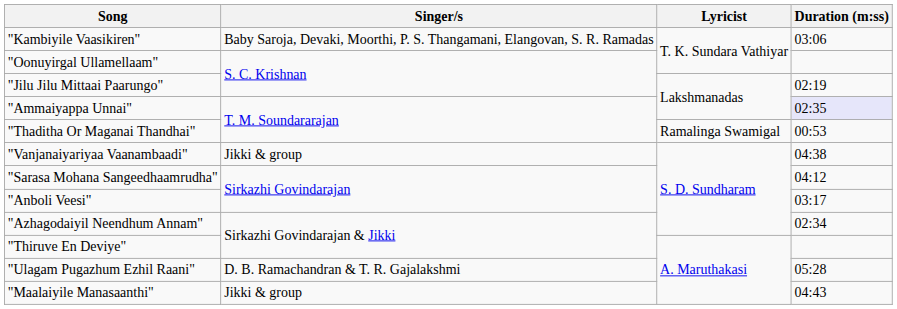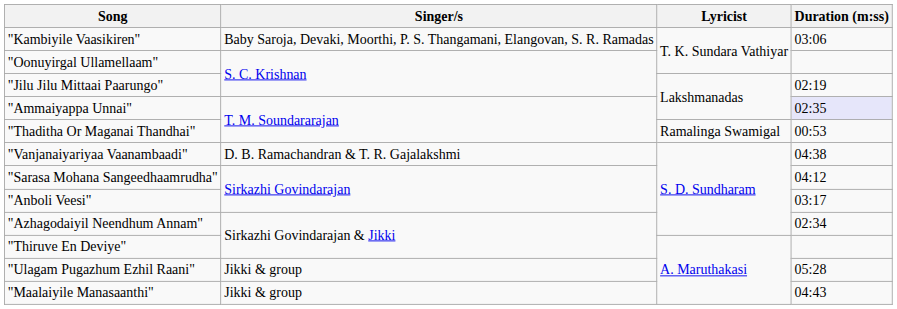(263, 154) Jikki & group -> (342, 154) D. B. Ramachandran & T. R. Gajalakshmi
(342, 269) D. B. Ramachandran & T. R. Gajalakshmi -> (263, 269) Jikki & group
